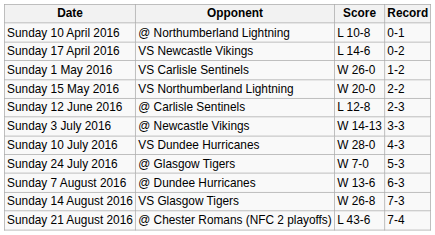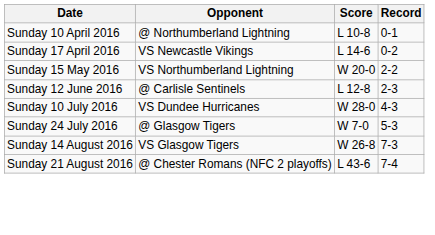- row: (60, 70)
- row: (59, 126)
- row: (67, 182)
